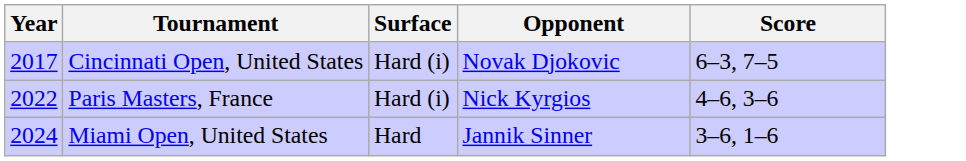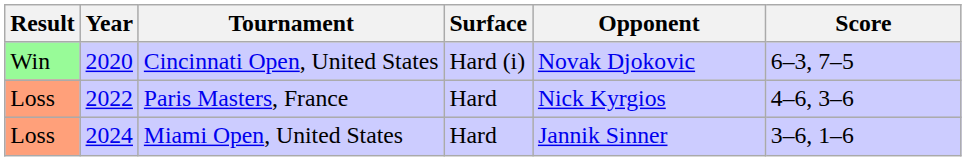+ column: (42, 23)
(34, 60) 2017 -> (109, 60) 2020
(412, 98) Hard (i) -> (473, 98) Hard
